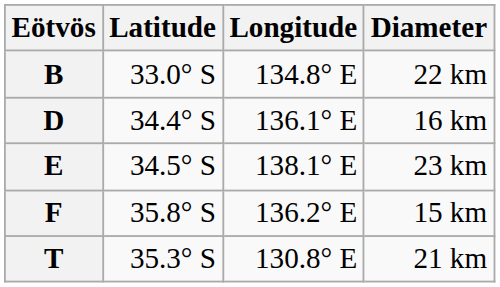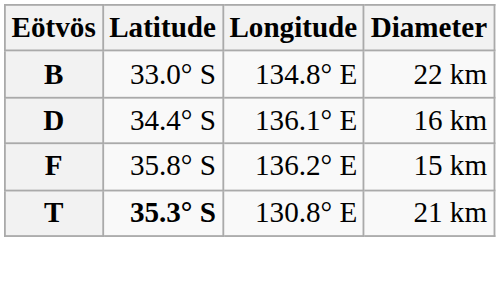- row: (54, 166)
(173, 258) normal -> (173, 212) bold
